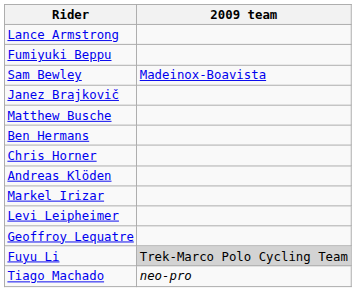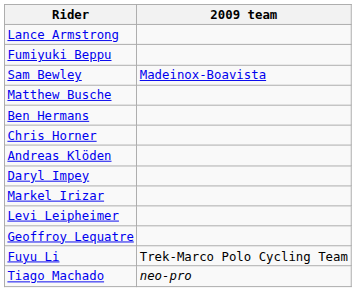- row: (63, 95)
+ row: (48, 176)
(244, 256) lightgrey background -> (244, 256) no background
